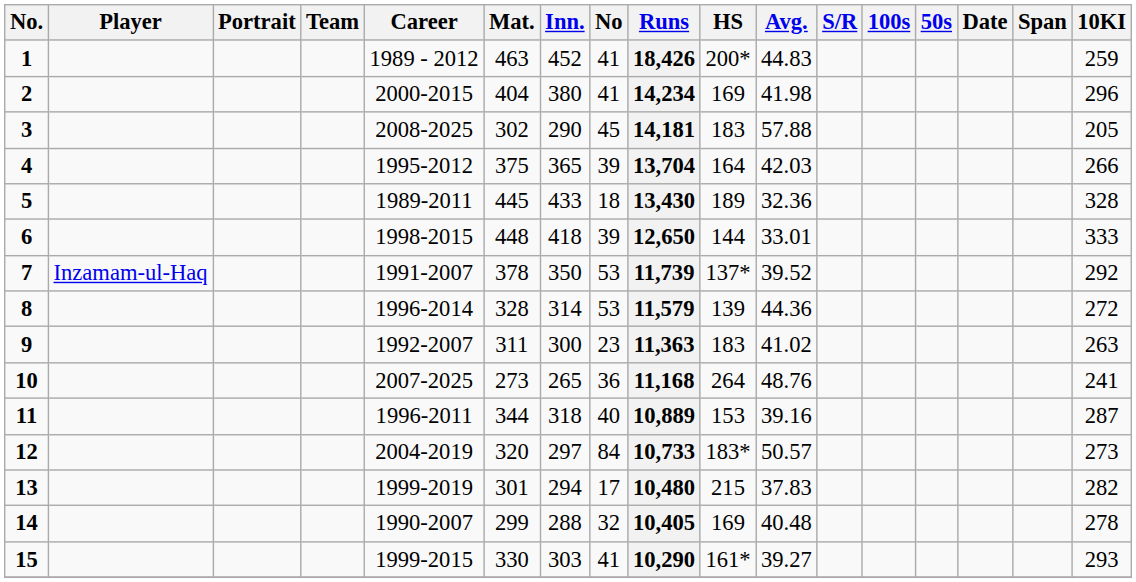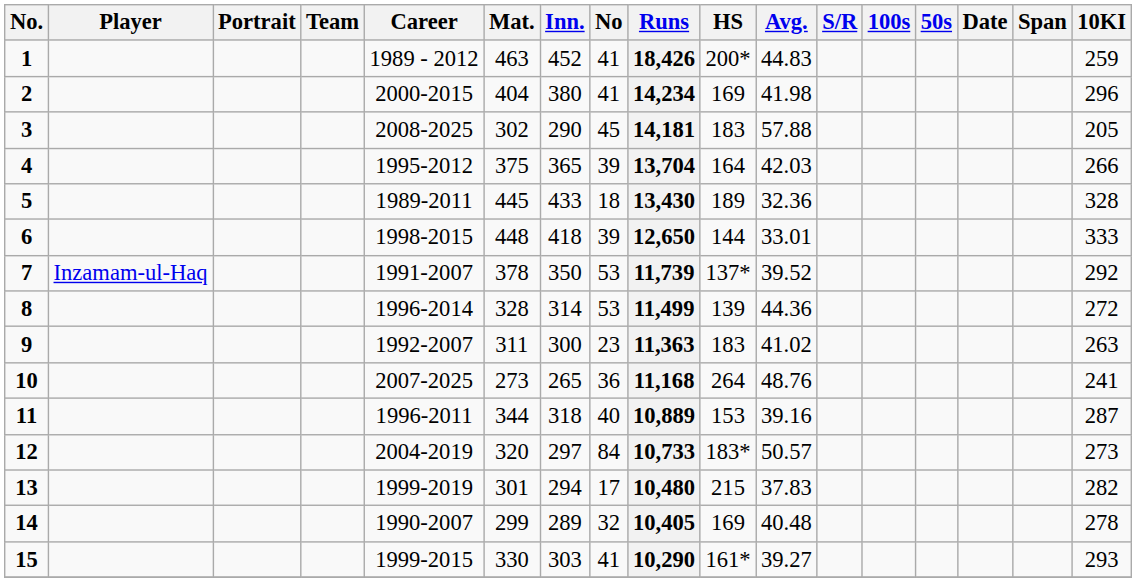(664, 308) 11,579 -> (664, 308) 11,499
(565, 523) 288 -> (565, 523) 289
